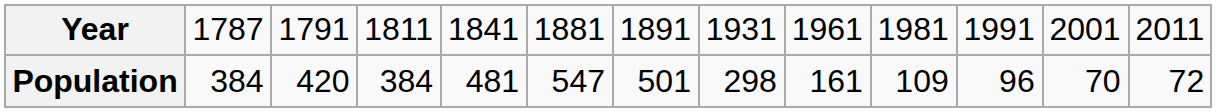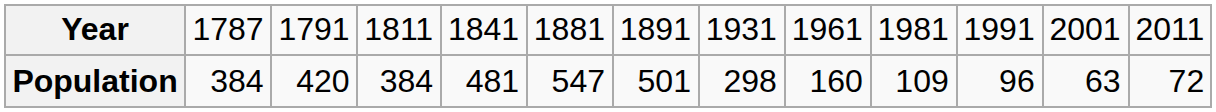(836, 80) 161 -> (836, 80) 160
(1103, 80) 70 -> (1103, 80) 63
